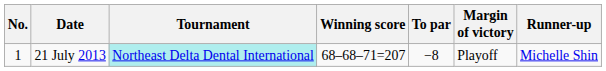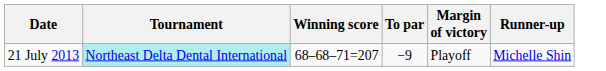- column: (18, 24)
(431, 55) −8 -> (405, 55) −9
